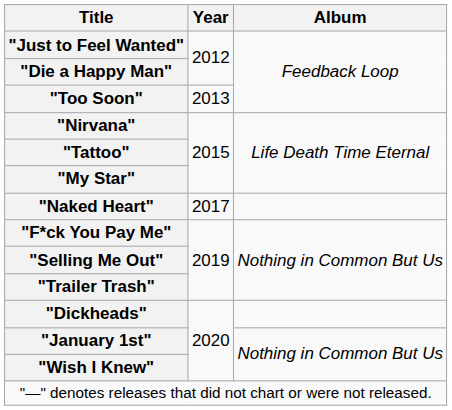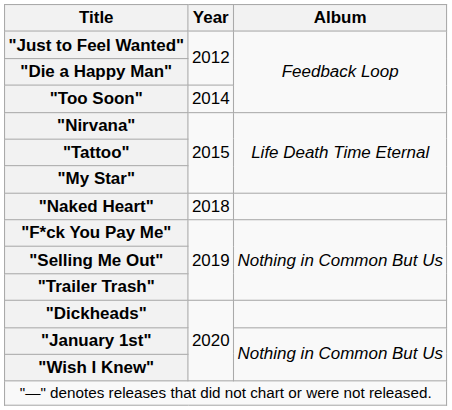(211, 98) 2013 -> (211, 98) 2014
(211, 206) 2017 -> (211, 206) 2018
